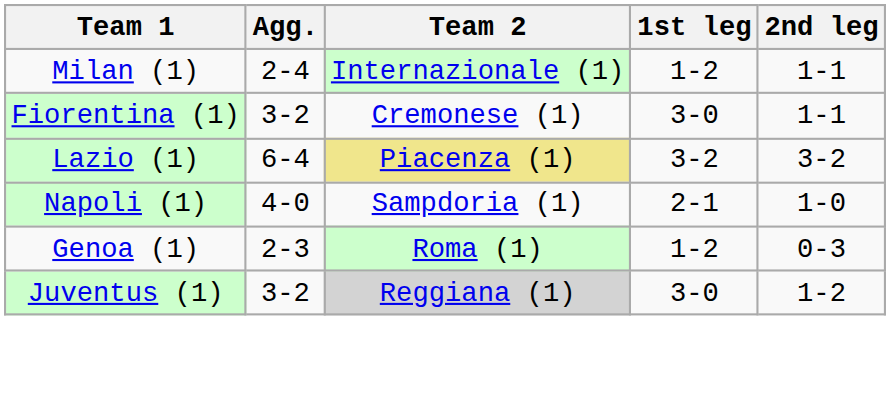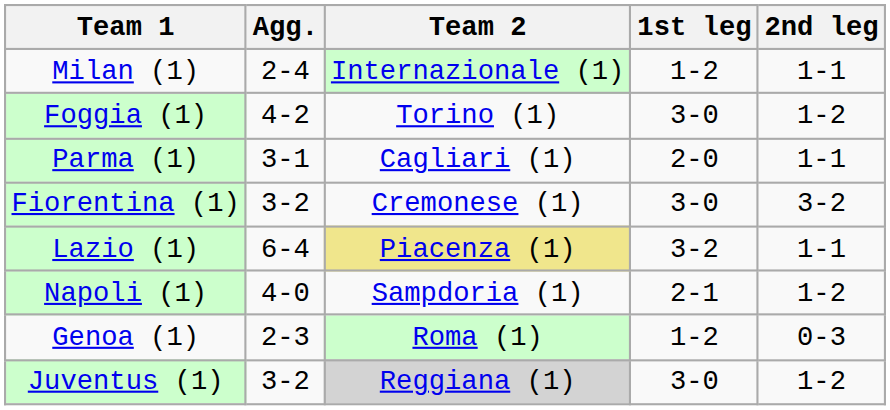+ row: (126, 116)
+ row: (126, 160)
(821, 116) 1-1 -> (821, 204) 3-2
(821, 160) 3-2 -> (821, 249) 1-1
(821, 204) 1-0 -> (821, 293) 1-2
